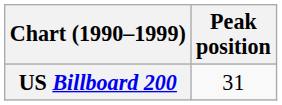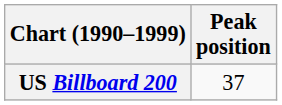(233, 81) 31 -> (233, 81) 37
